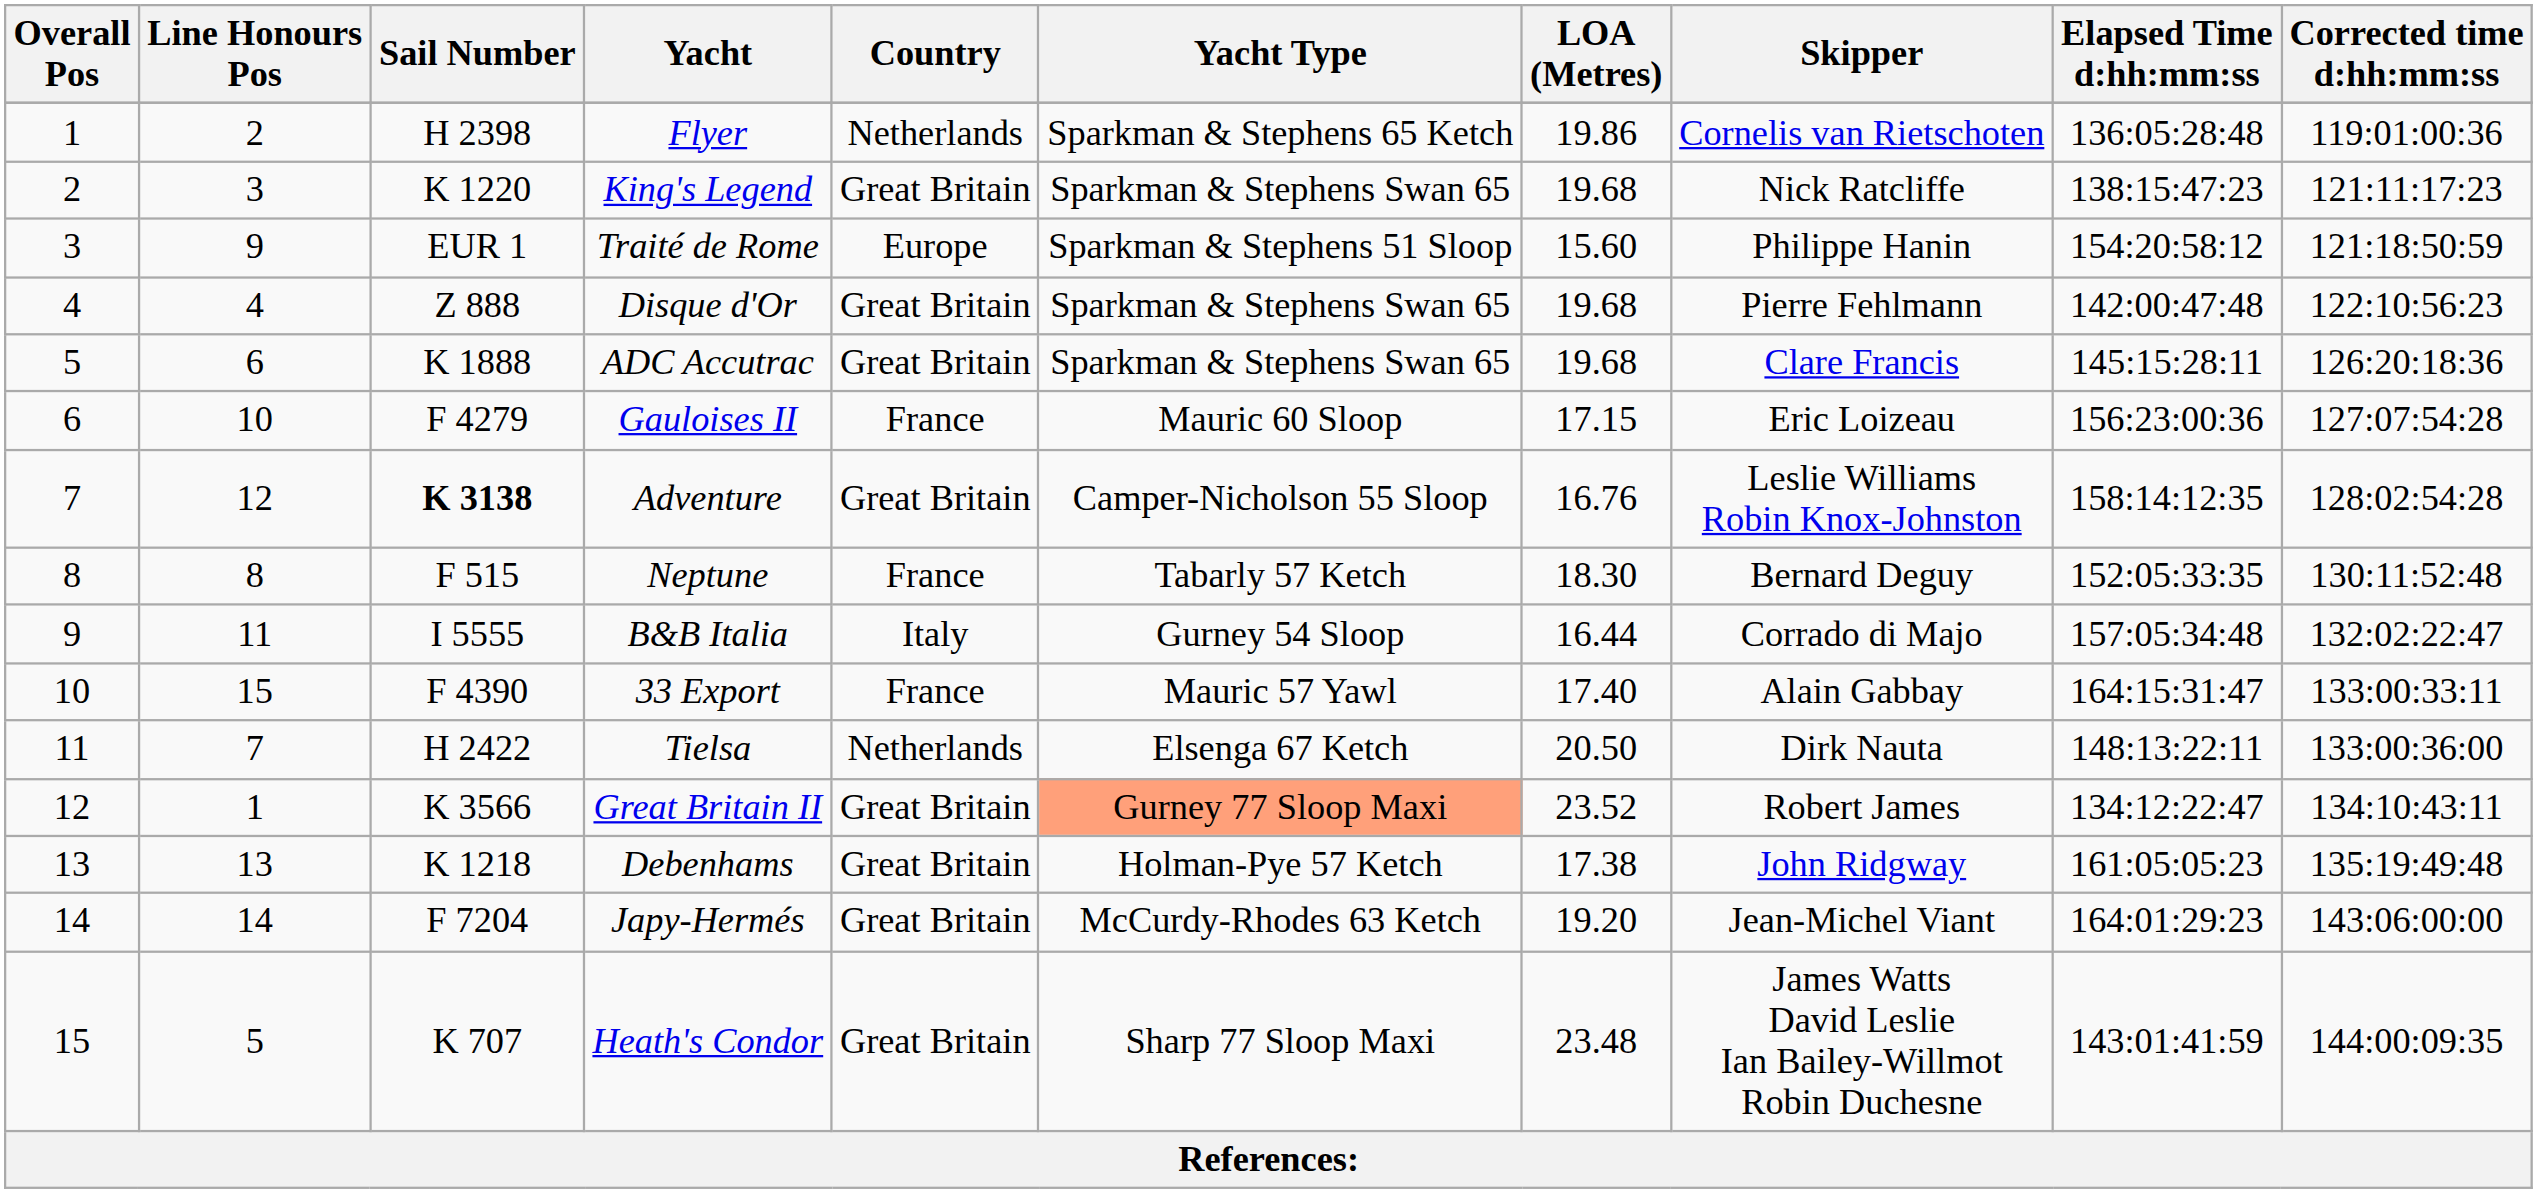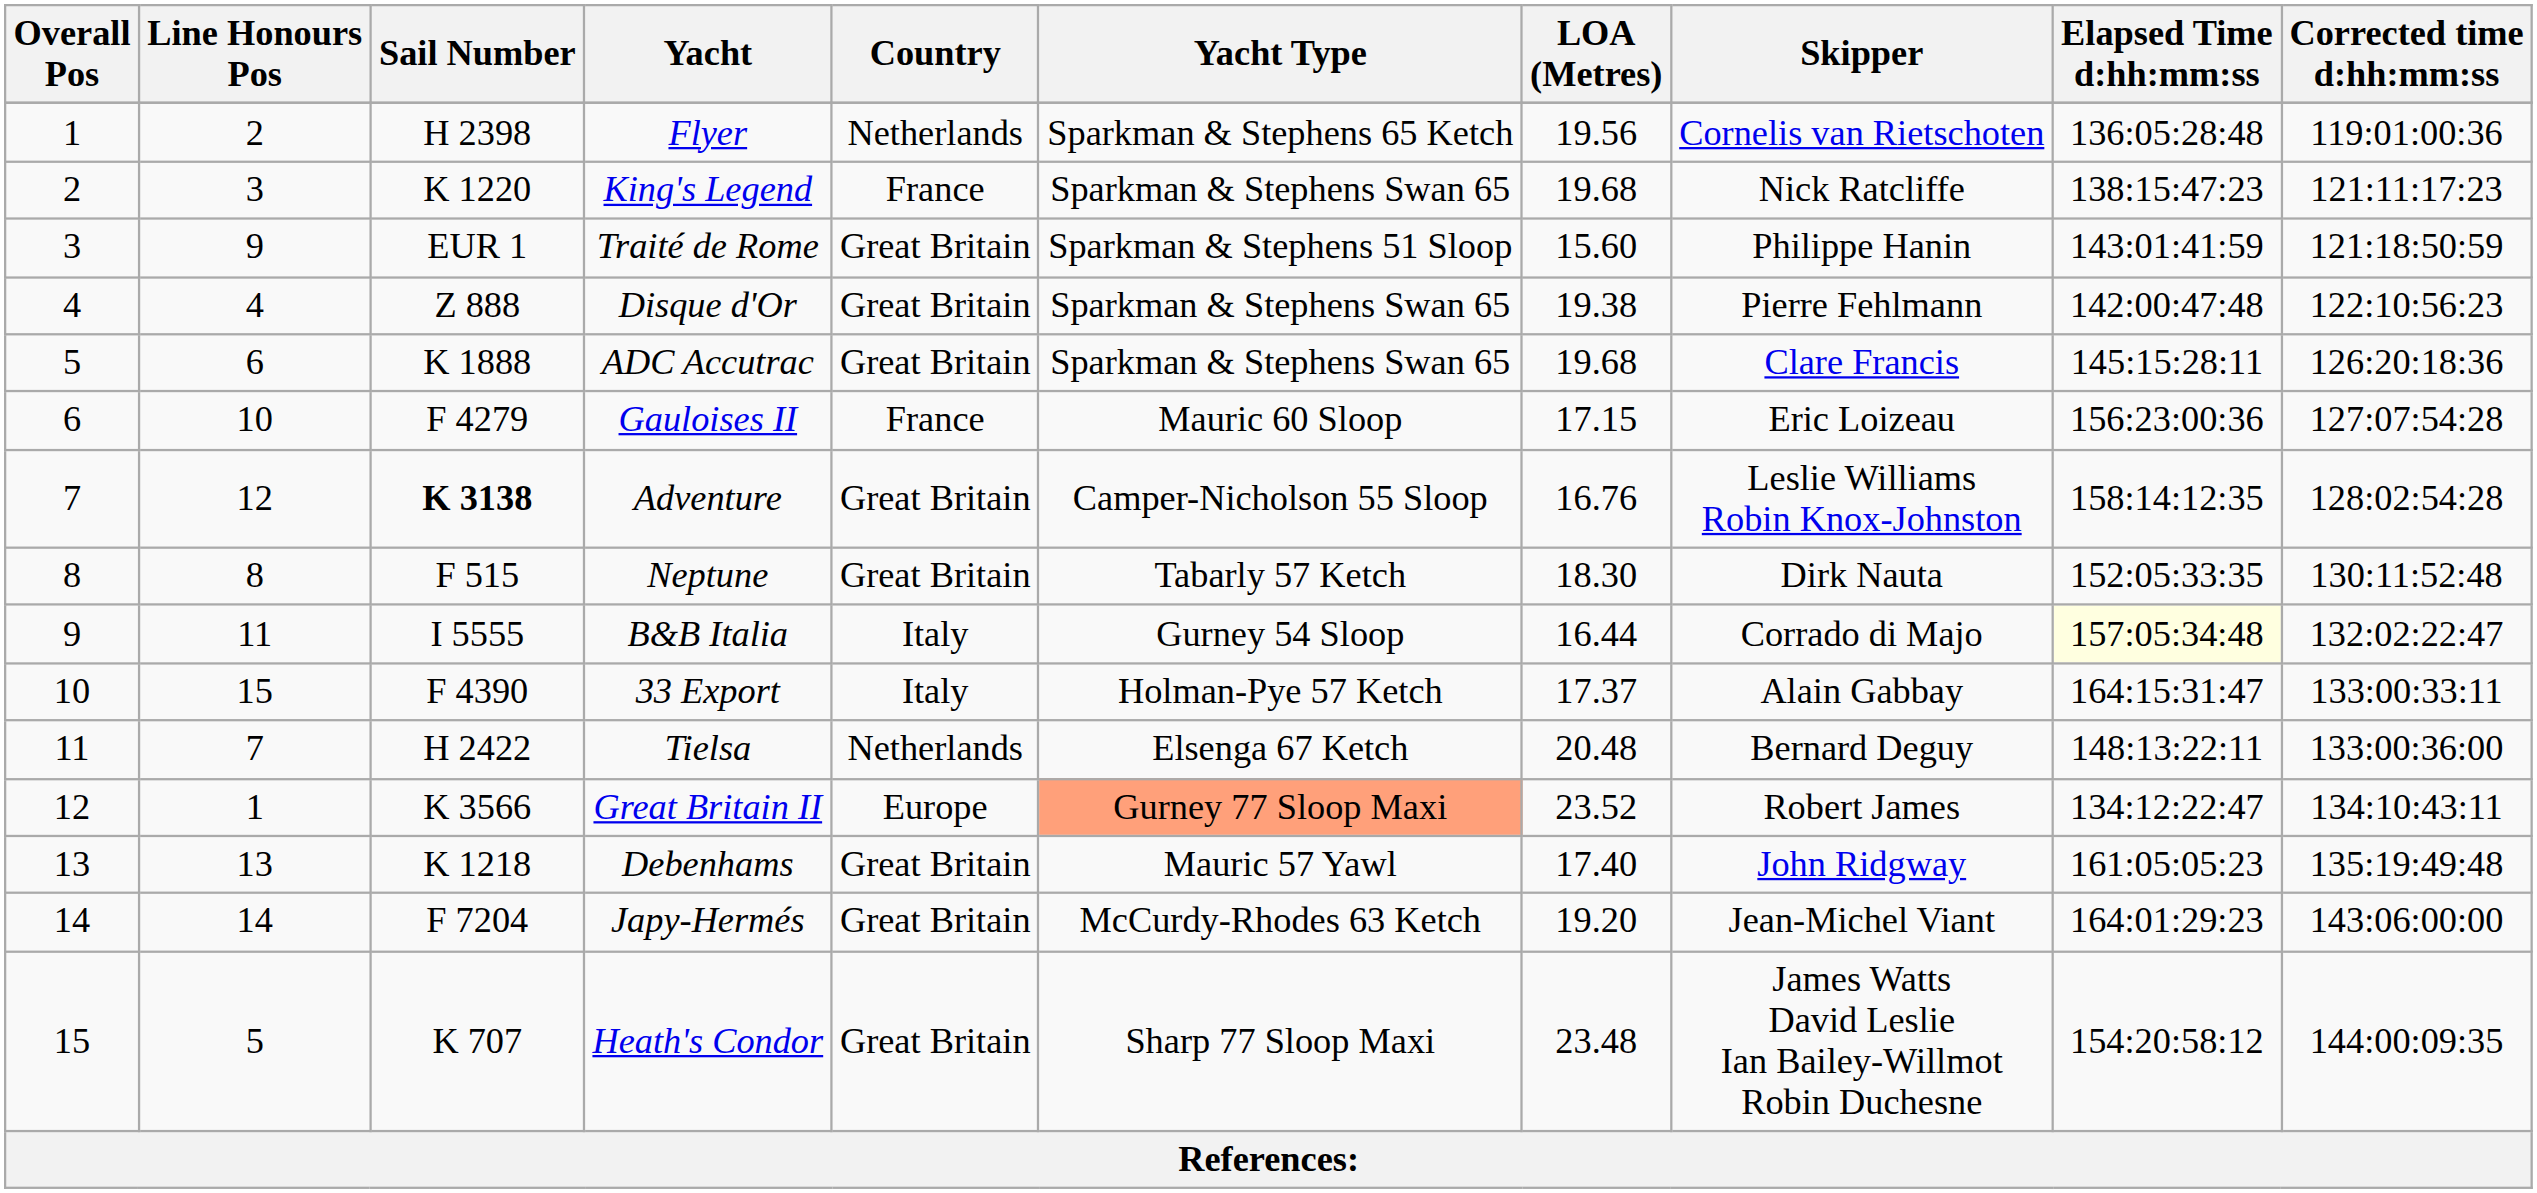(1596, 131) 19.86 -> (1596, 131) 19.56
(935, 189) Great Britain -> (935, 189) France
(935, 246) Europe -> (935, 246) Great Britain
(2167, 246) 154:20:58:12 -> (2167, 246) 143:01:41:59
(1596, 304) 19.68 -> (1596, 304) 19.38
(935, 575) France -> (935, 575) Great Britain
(1862, 575) Bernard Deguy -> (1862, 575) Dirk Nauta
(2167, 633) no background -> (2167, 633) lightyellow background
(935, 691) France -> (935, 691) Italy
(1280, 691) Mauric 57 Yawl -> (1280, 691) Holman-Pye 57 Ketch
(1596, 691) 17.40 -> (1596, 691) 17.37
(1596, 748) 20.50 -> (1596, 748) 20.48
(1862, 748) Dirk Nauta -> (1862, 748) Bernard Deguy
(935, 806) Great Britain -> (935, 806) Europe
(1280, 863) Holman-Pye 57 Ketch -> (1280, 863) Mauric 57 Yawl
(1596, 863) 17.38 -> (1596, 863) 17.40
(2167, 1040) 143:01:41:59 -> (2167, 1040) 154:20:58:12
